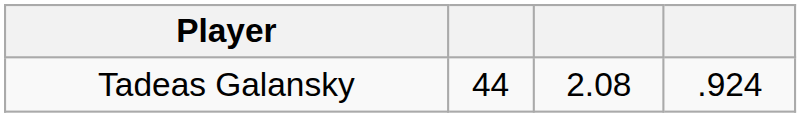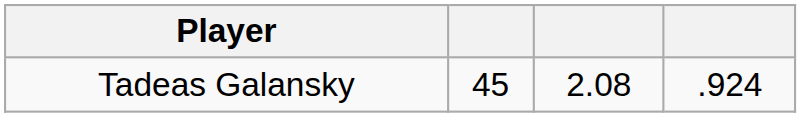(490, 84) 44 -> (490, 84) 45
